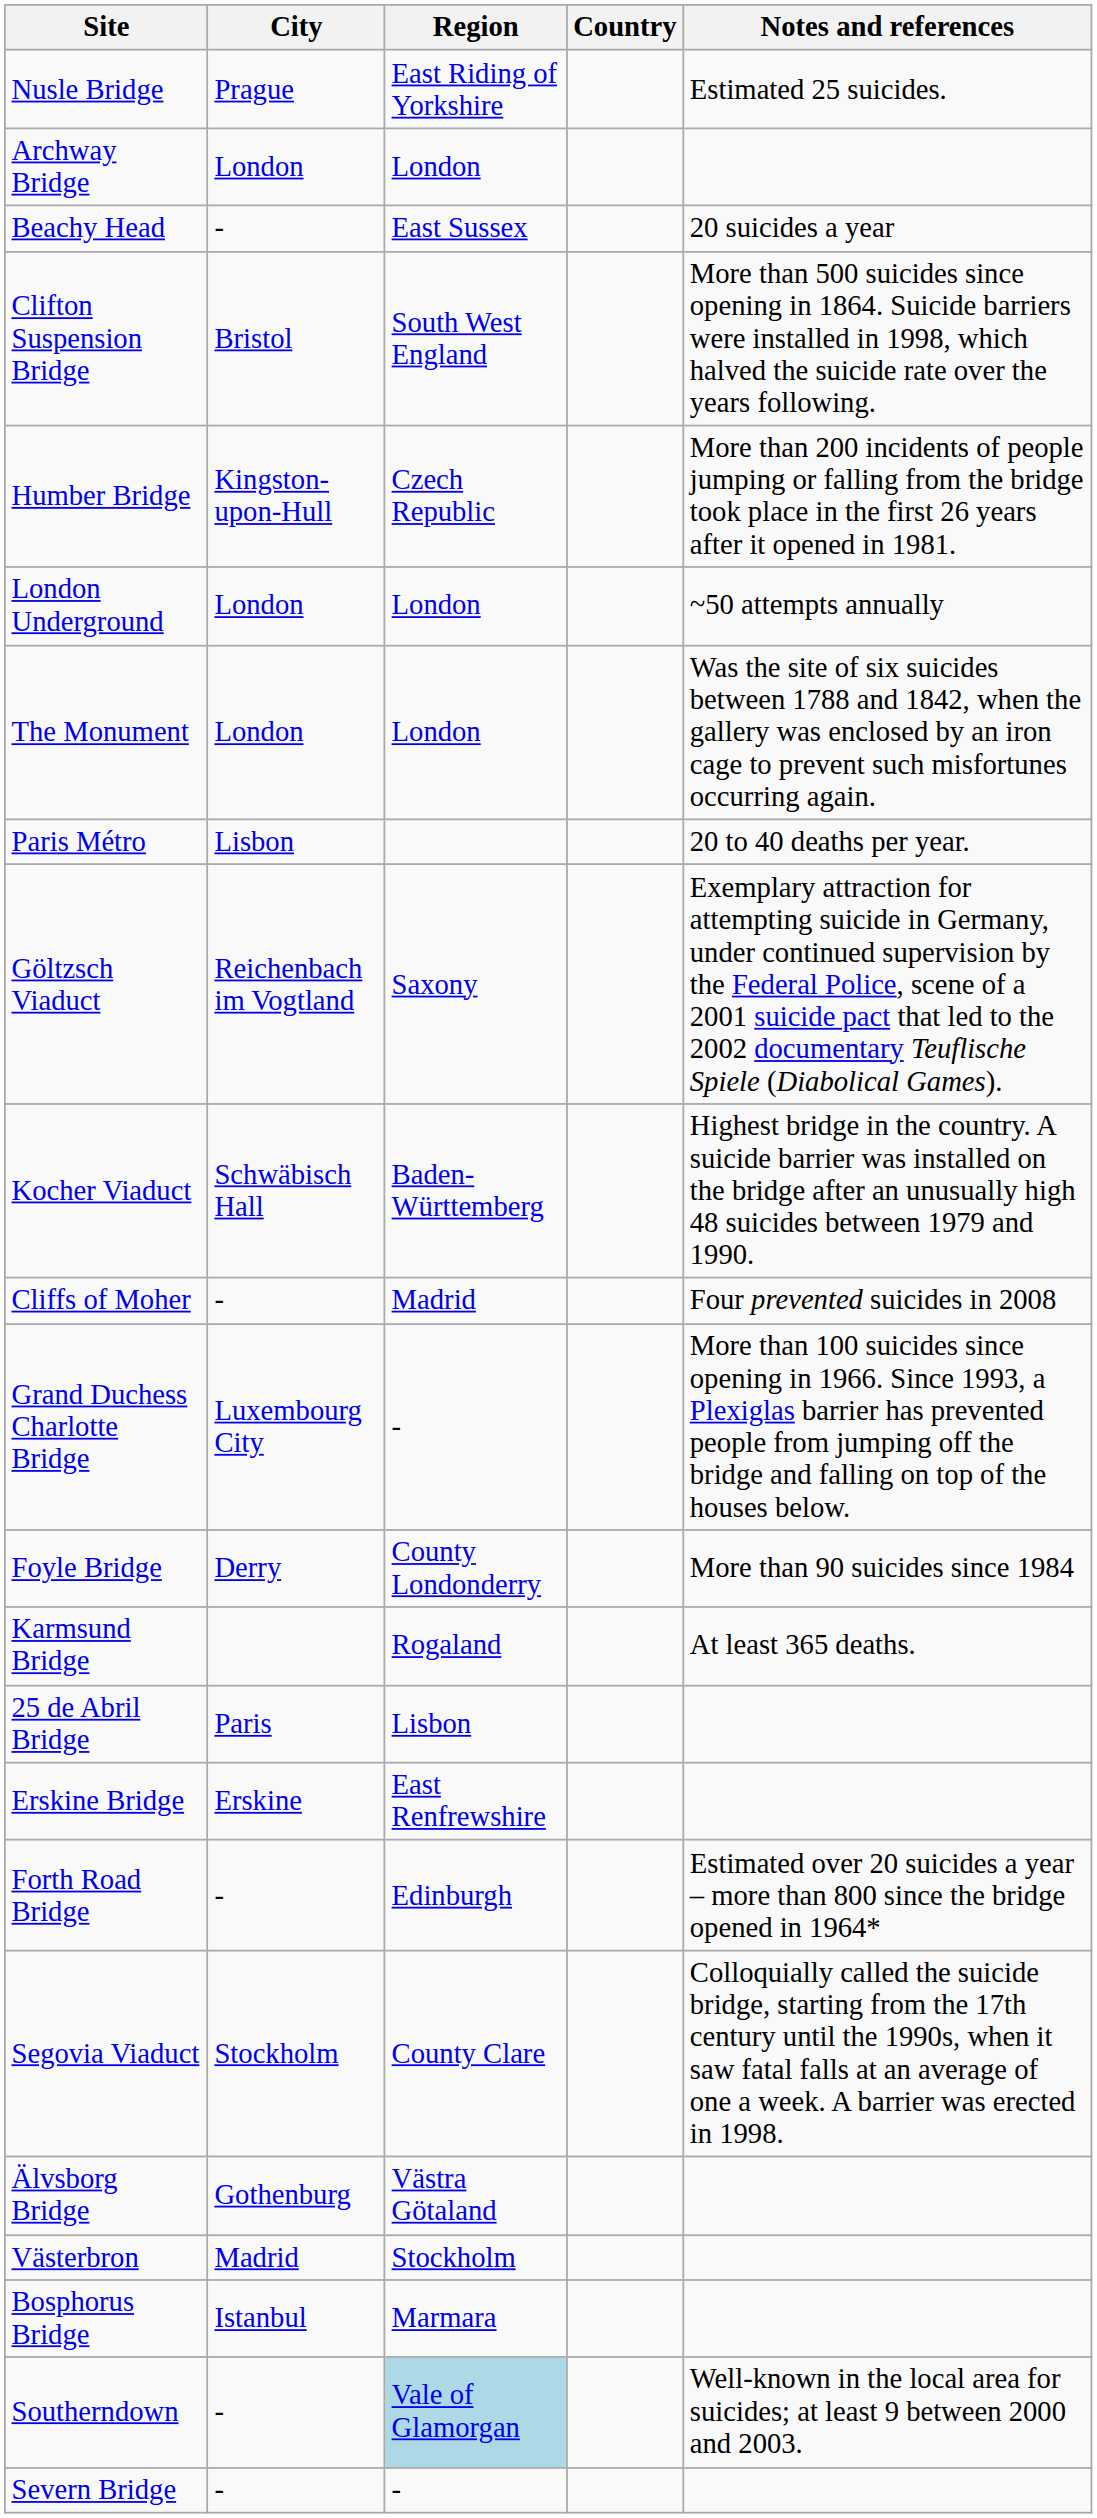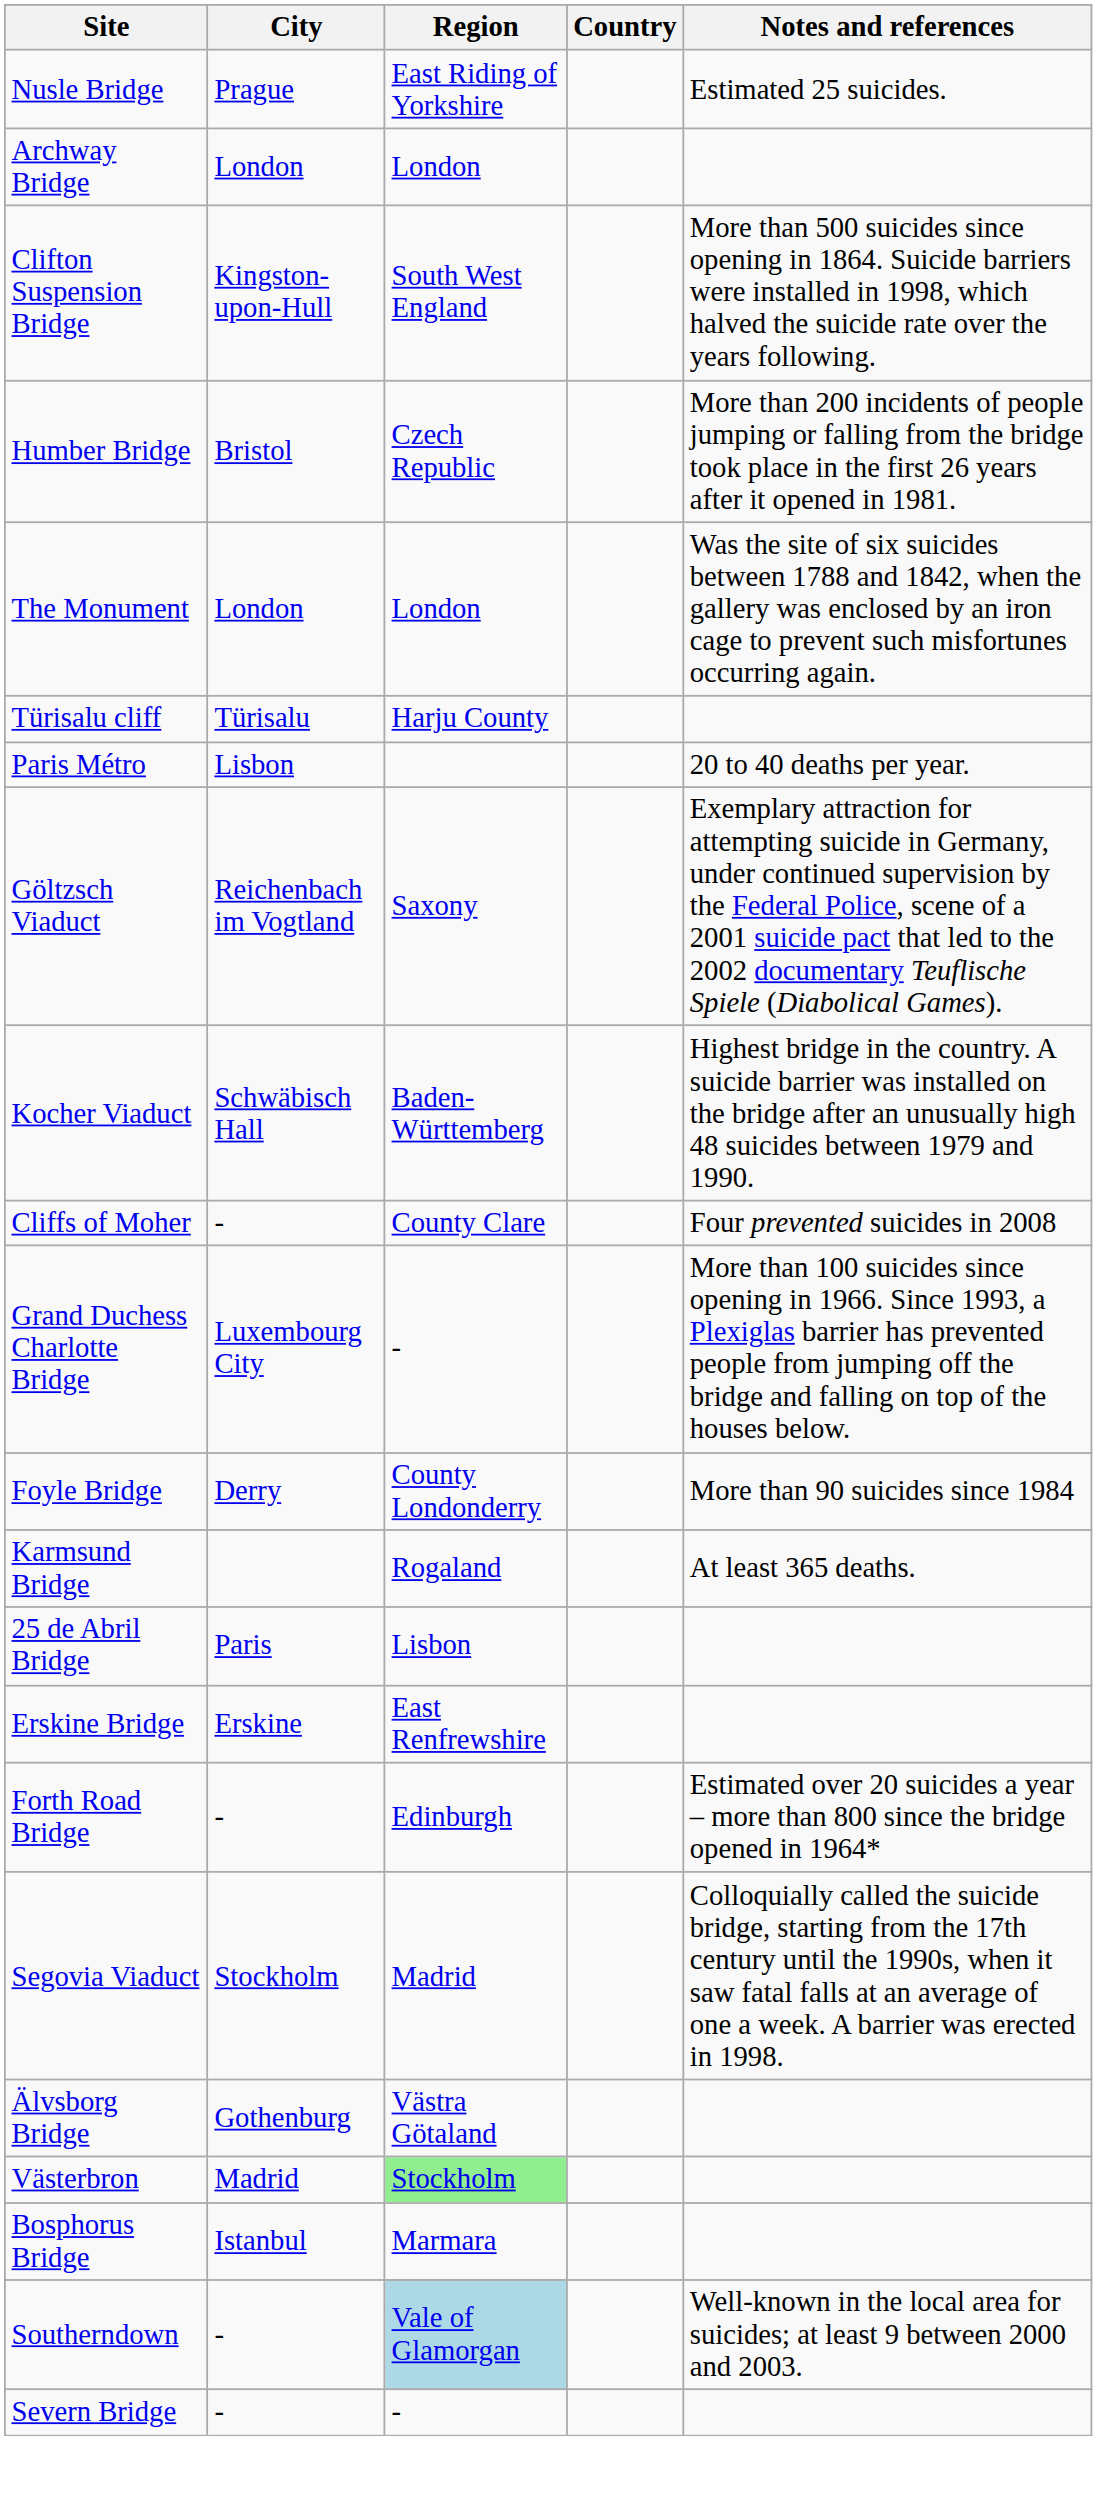- row: (88, 227)
(253, 337) Bristol -> (273, 292) Kingston-upon-Hull
(273, 495) Kingston-upon-Hull -> (253, 450) Bristol
- row: (88, 605)
+ row: (86, 718)
(434, 1300) Madrid -> (468, 1222) County Clare
(468, 2053) County Clare -> (434, 1975) Madrid
(454, 2256) no background -> (454, 2179) lightgreen background
